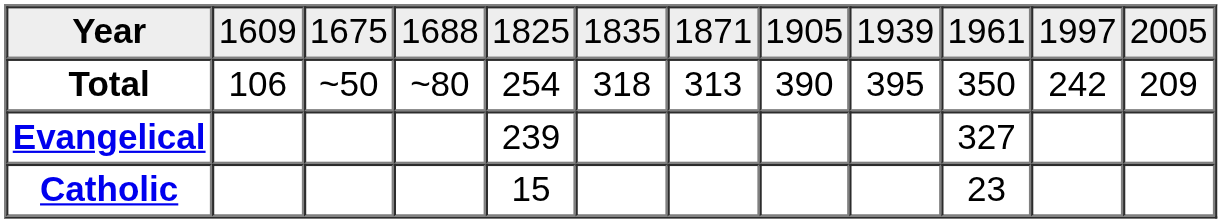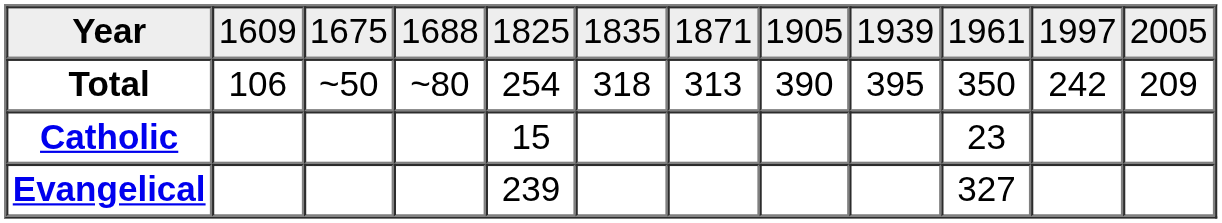rows swapped: (109, 189) <-> (109, 136)
